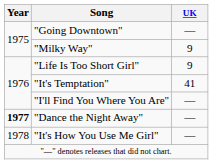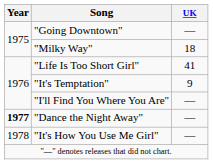(190, 48) 9 -> (190, 48) 18
(190, 65) 9 -> (190, 65) 41
(190, 83) 41 -> (190, 83) 9
